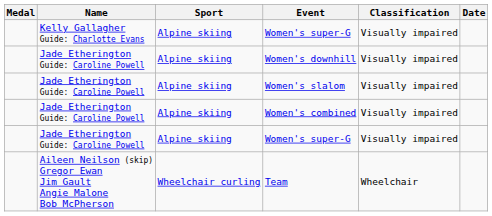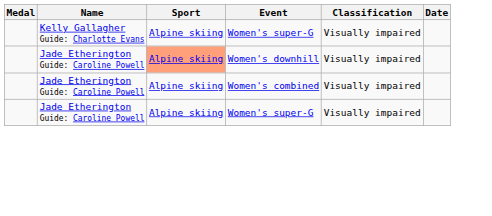(195, 59) no background -> (186, 59) lightsalmon background
- row: (92, 86)
- row: (96, 182)
